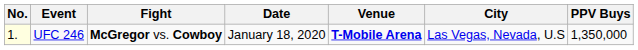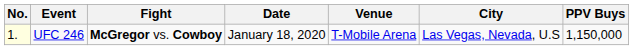(376, 34) bold -> (374, 34) normal
(599, 34) 1,350,000 -> (594, 34) 1,150,000
